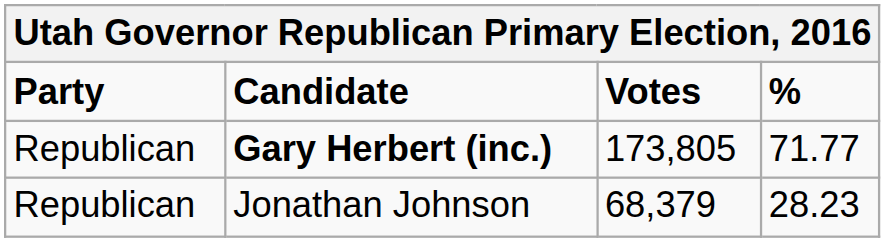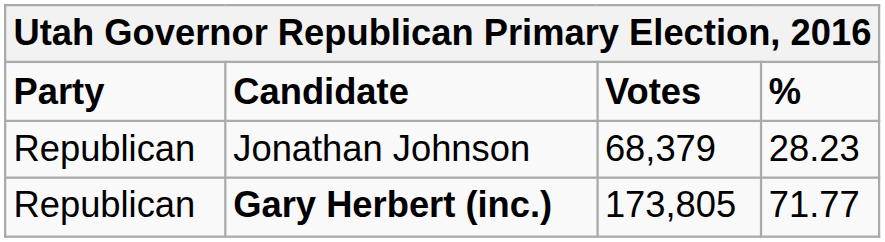rows swapped: (393, 148) <-> (382, 206)
